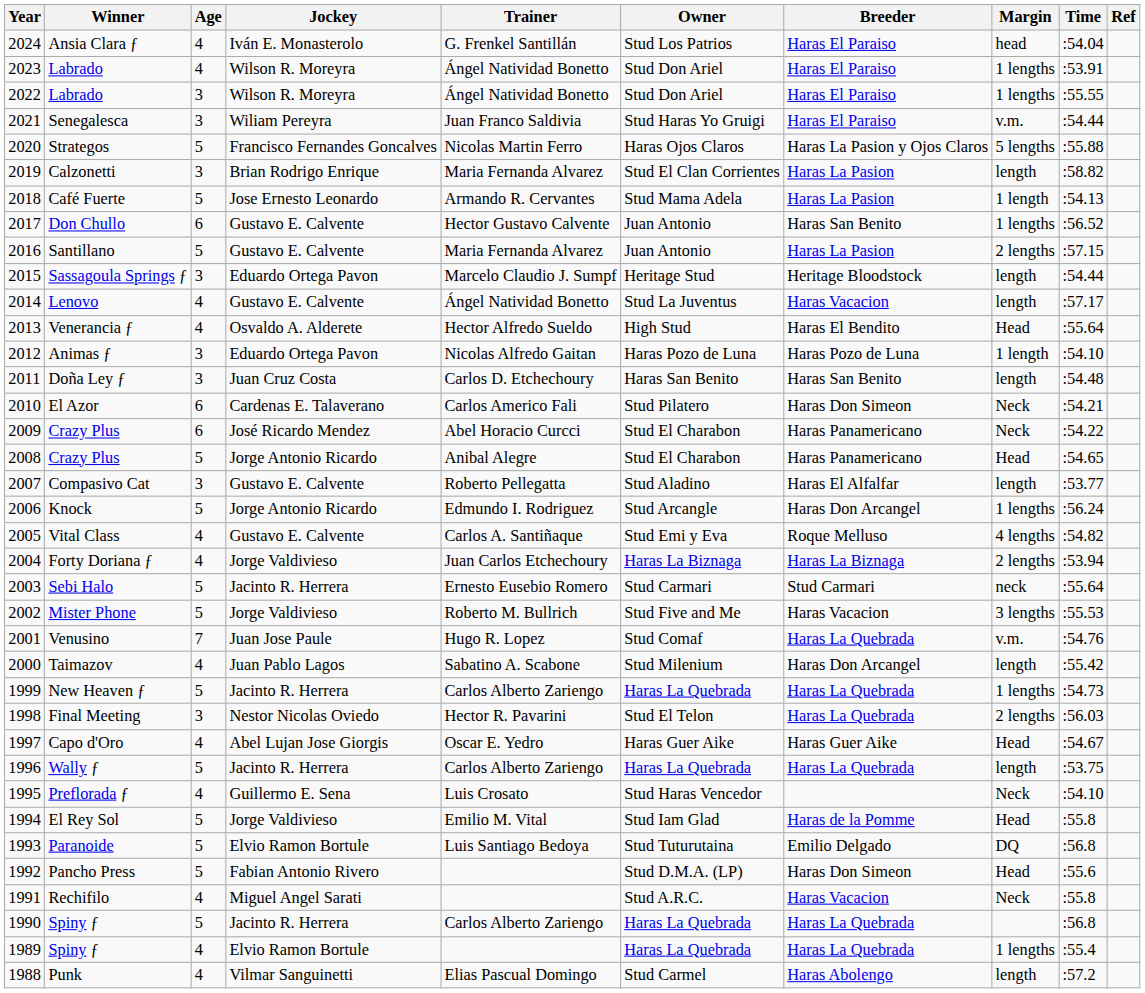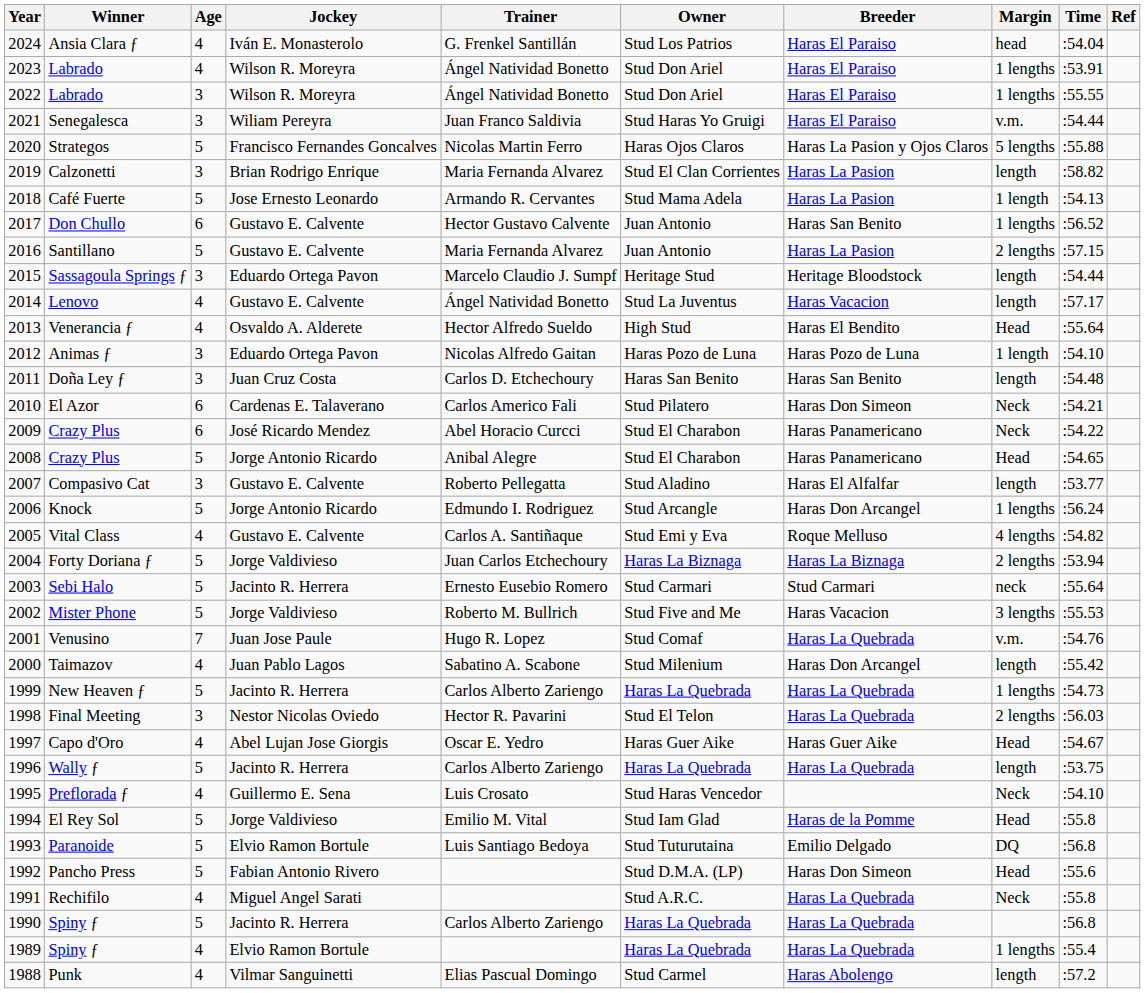(199, 560) 4 -> (199, 560) 5
(838, 897) Haras Vacacion -> (851, 897) Haras La Quebrada
